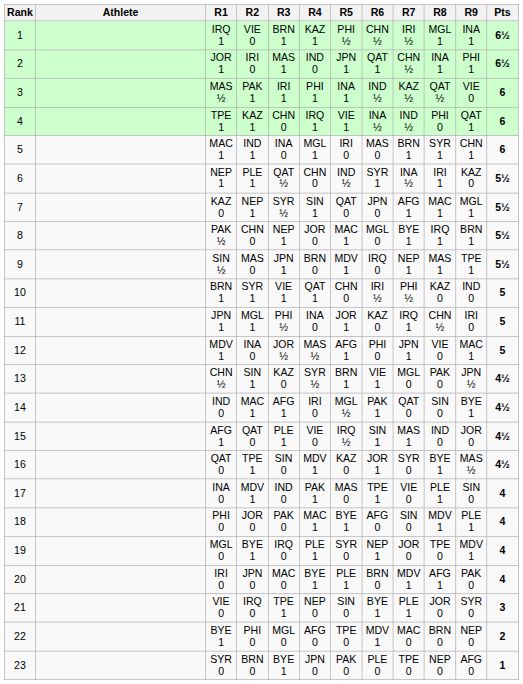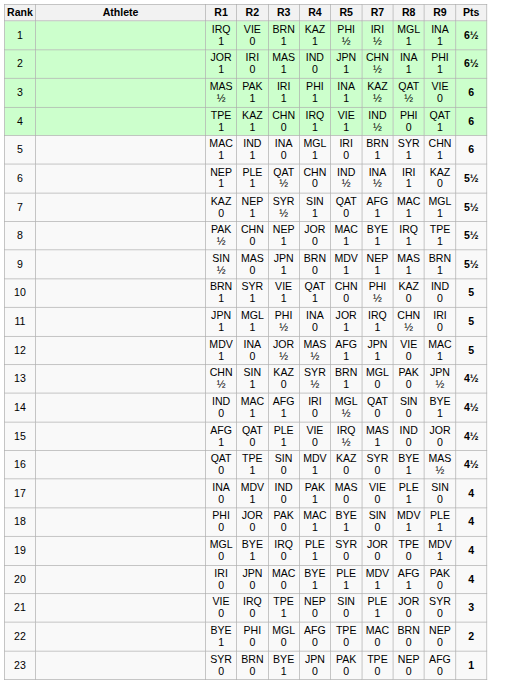- column: (377, 12)
(471, 235) BRN 1 -> (440, 235) TPE 1
(471, 264) TPE 1 -> (440, 264) BRN 1
